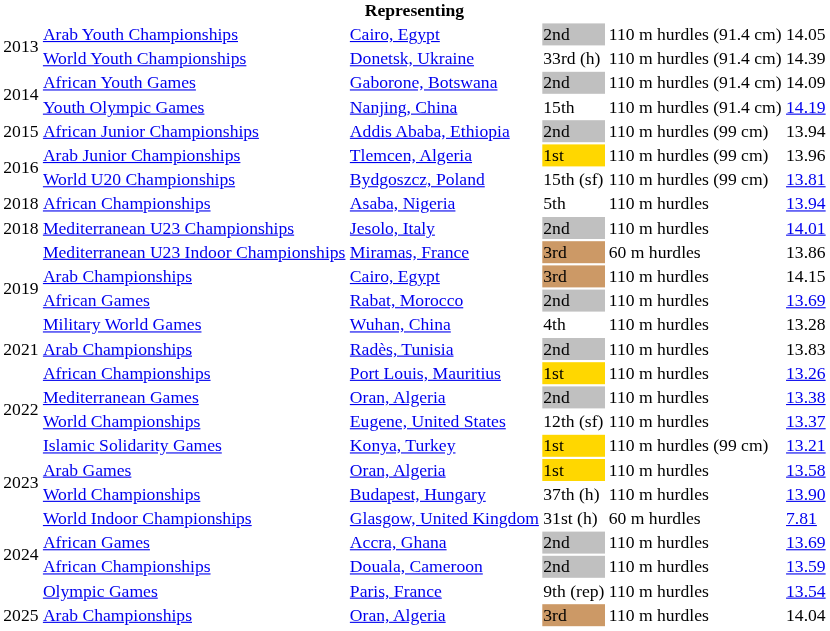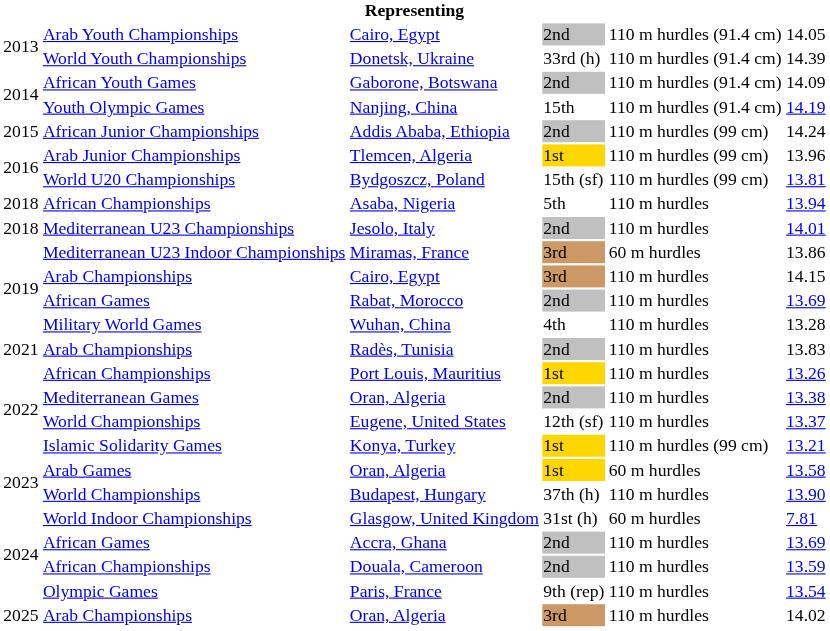(806, 131) 13.94 -> (806, 131) 14.24
(659, 469) 110 m hurdles -> (655, 469) 60 m hurdles
(806, 615) 14.04 -> (806, 615) 14.02
